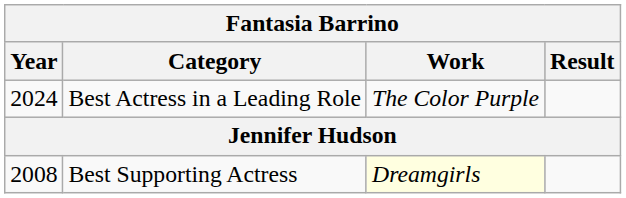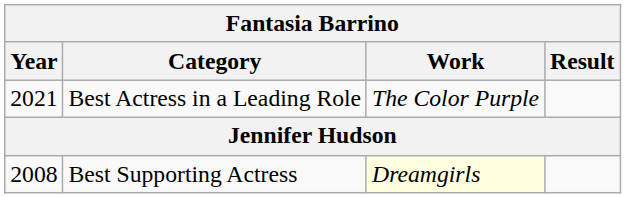(34, 98) 2024 -> (34, 98) 2021
